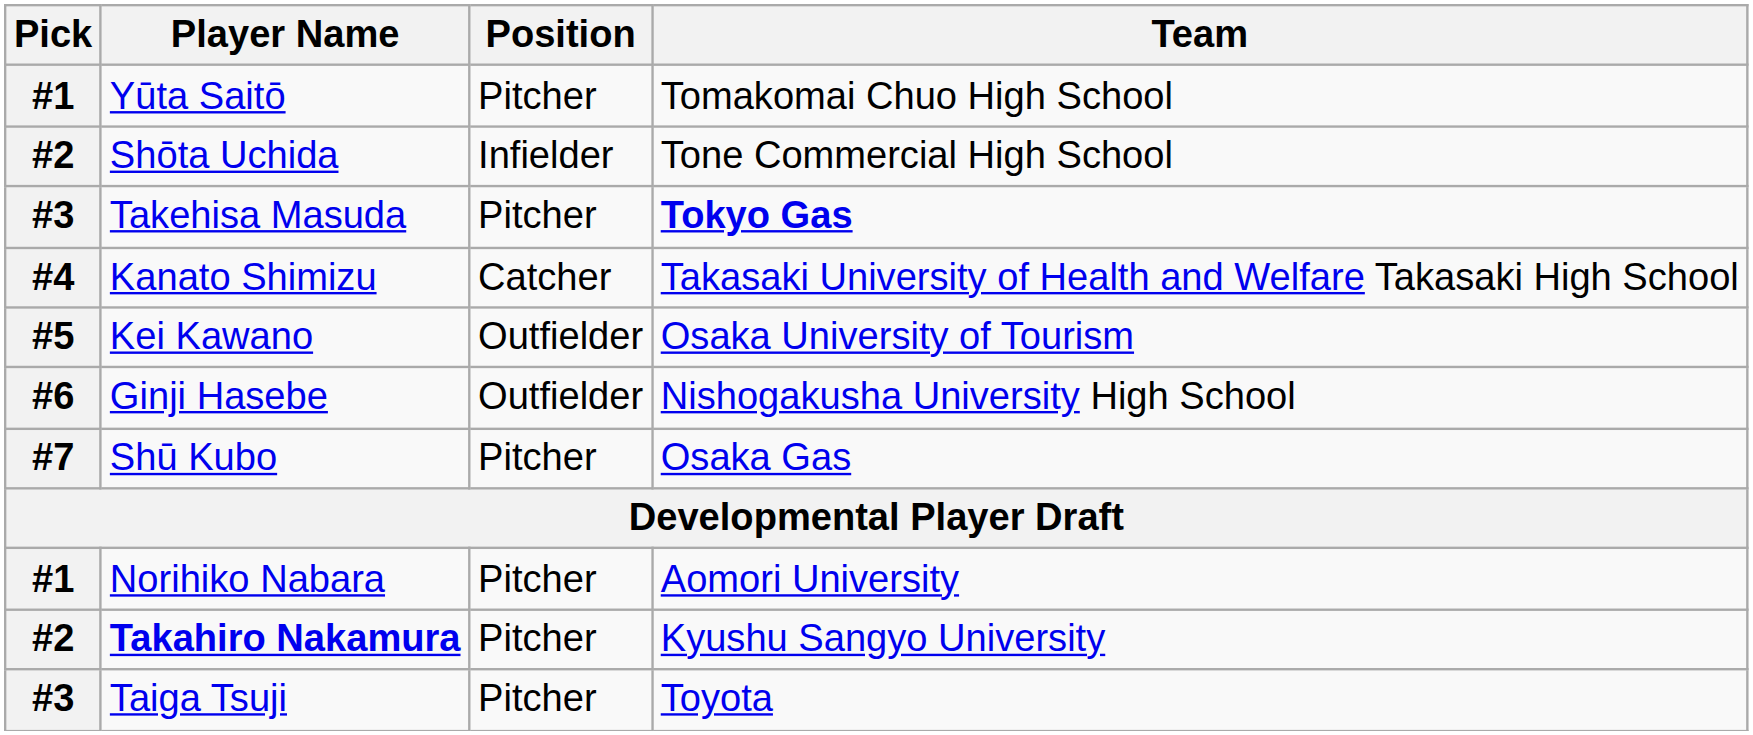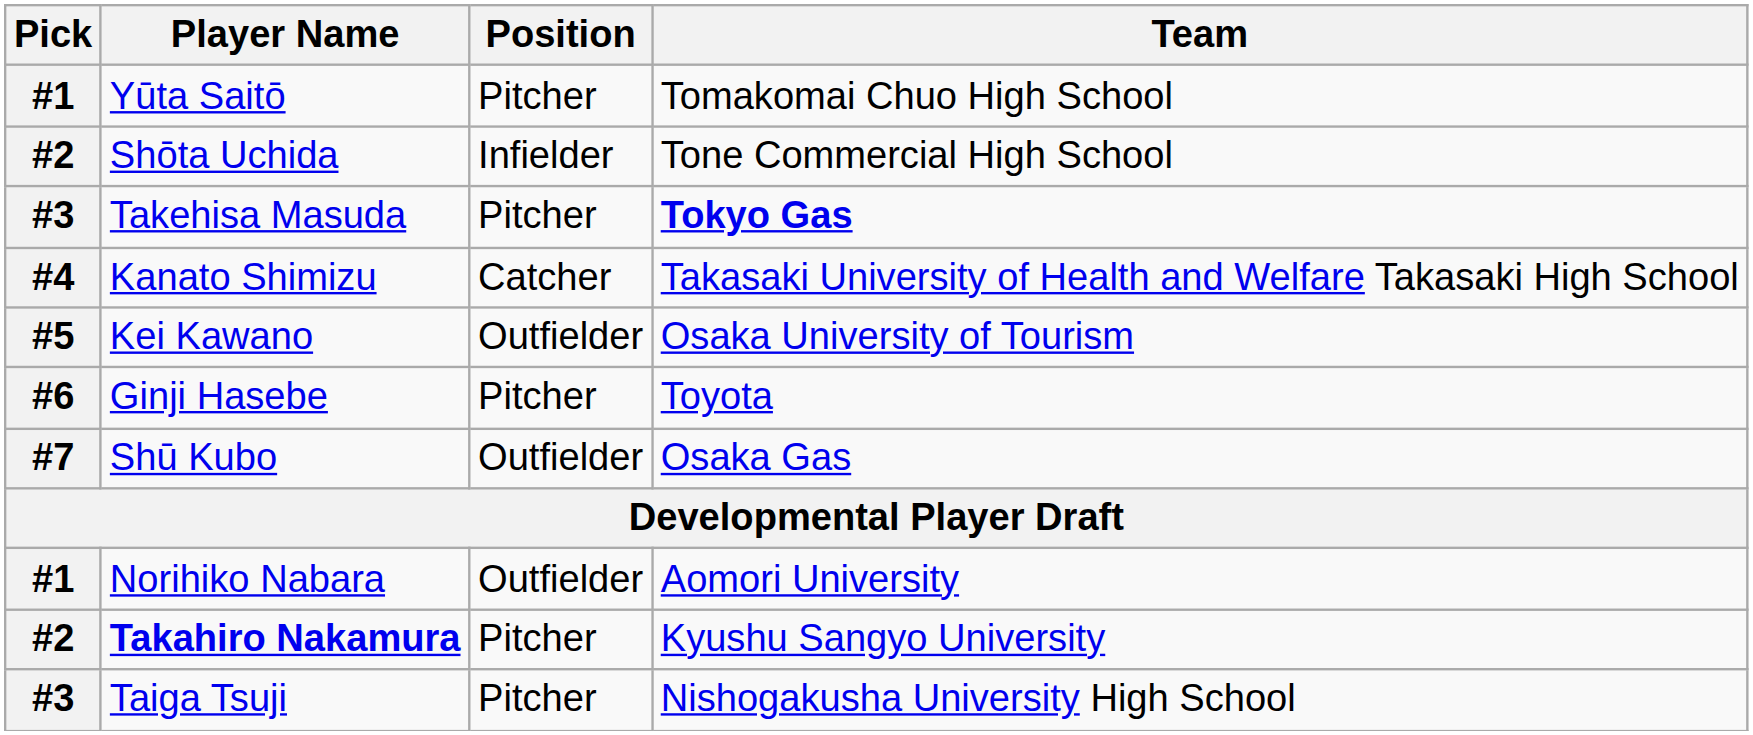(561, 397) Outfielder -> (537, 397) Pitcher
(978, 397) Nishogakusha University High School -> (717, 397) Toyota
(537, 457) Pitcher -> (561, 457) Outfielder
(537, 578) Pitcher -> (561, 578) Outfielder
(717, 699) Toyota -> (978, 699) Nishogakusha University High School
